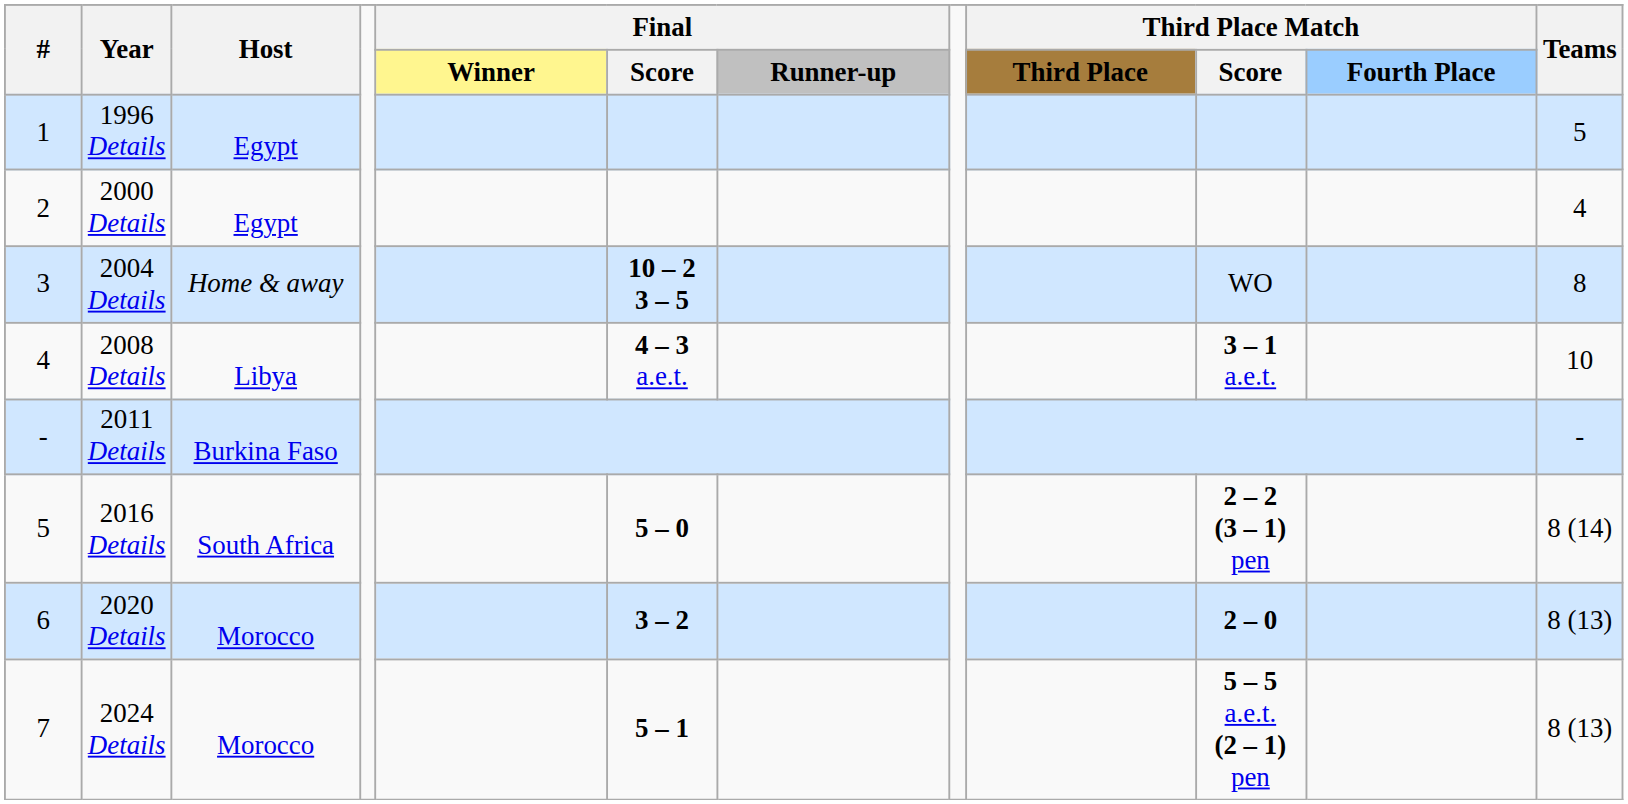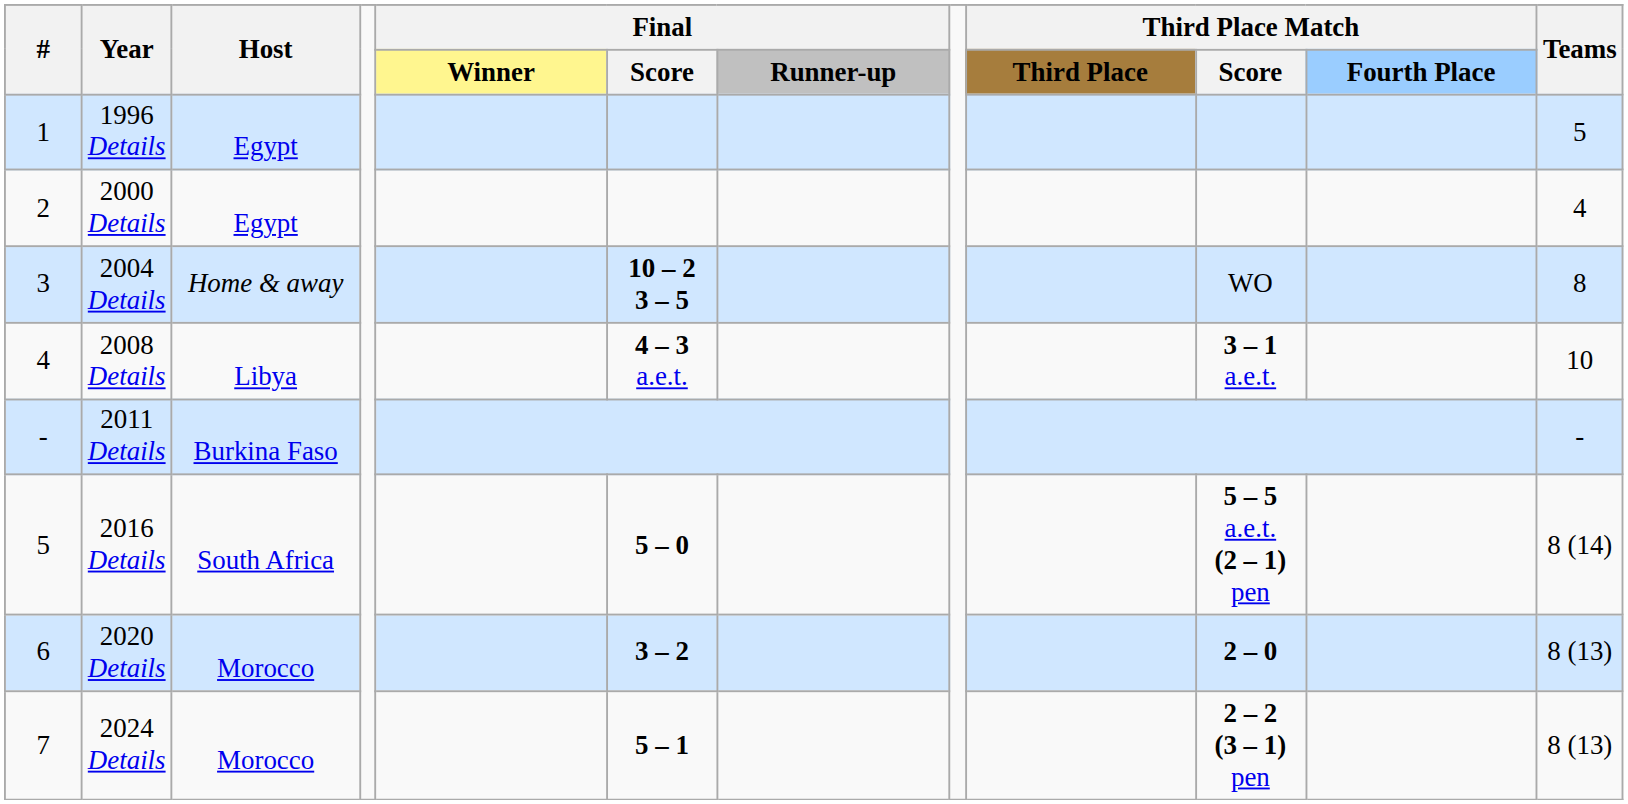(1250, 528) 2 – 2 (3 – 1) pen -> (1250, 544) 5 – 5 a.e.t. (2 – 1) pen
(1250, 728) 5 – 5 a.e.t. (2 – 1) pen -> (1250, 744) 2 – 2 (3 – 1) pen
